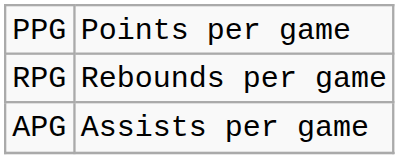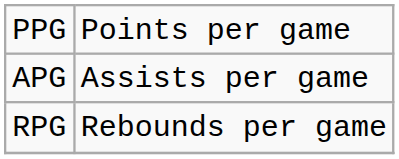rows swapped: (39, 128) <-> (39, 79)
